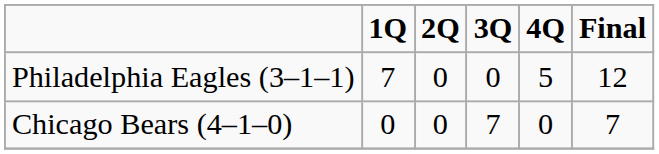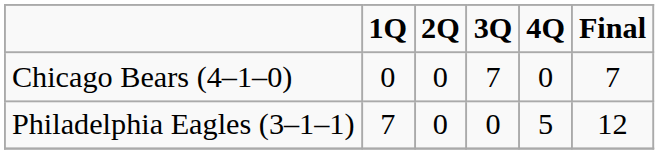rows swapped: (152, 124) <-> (183, 76)
